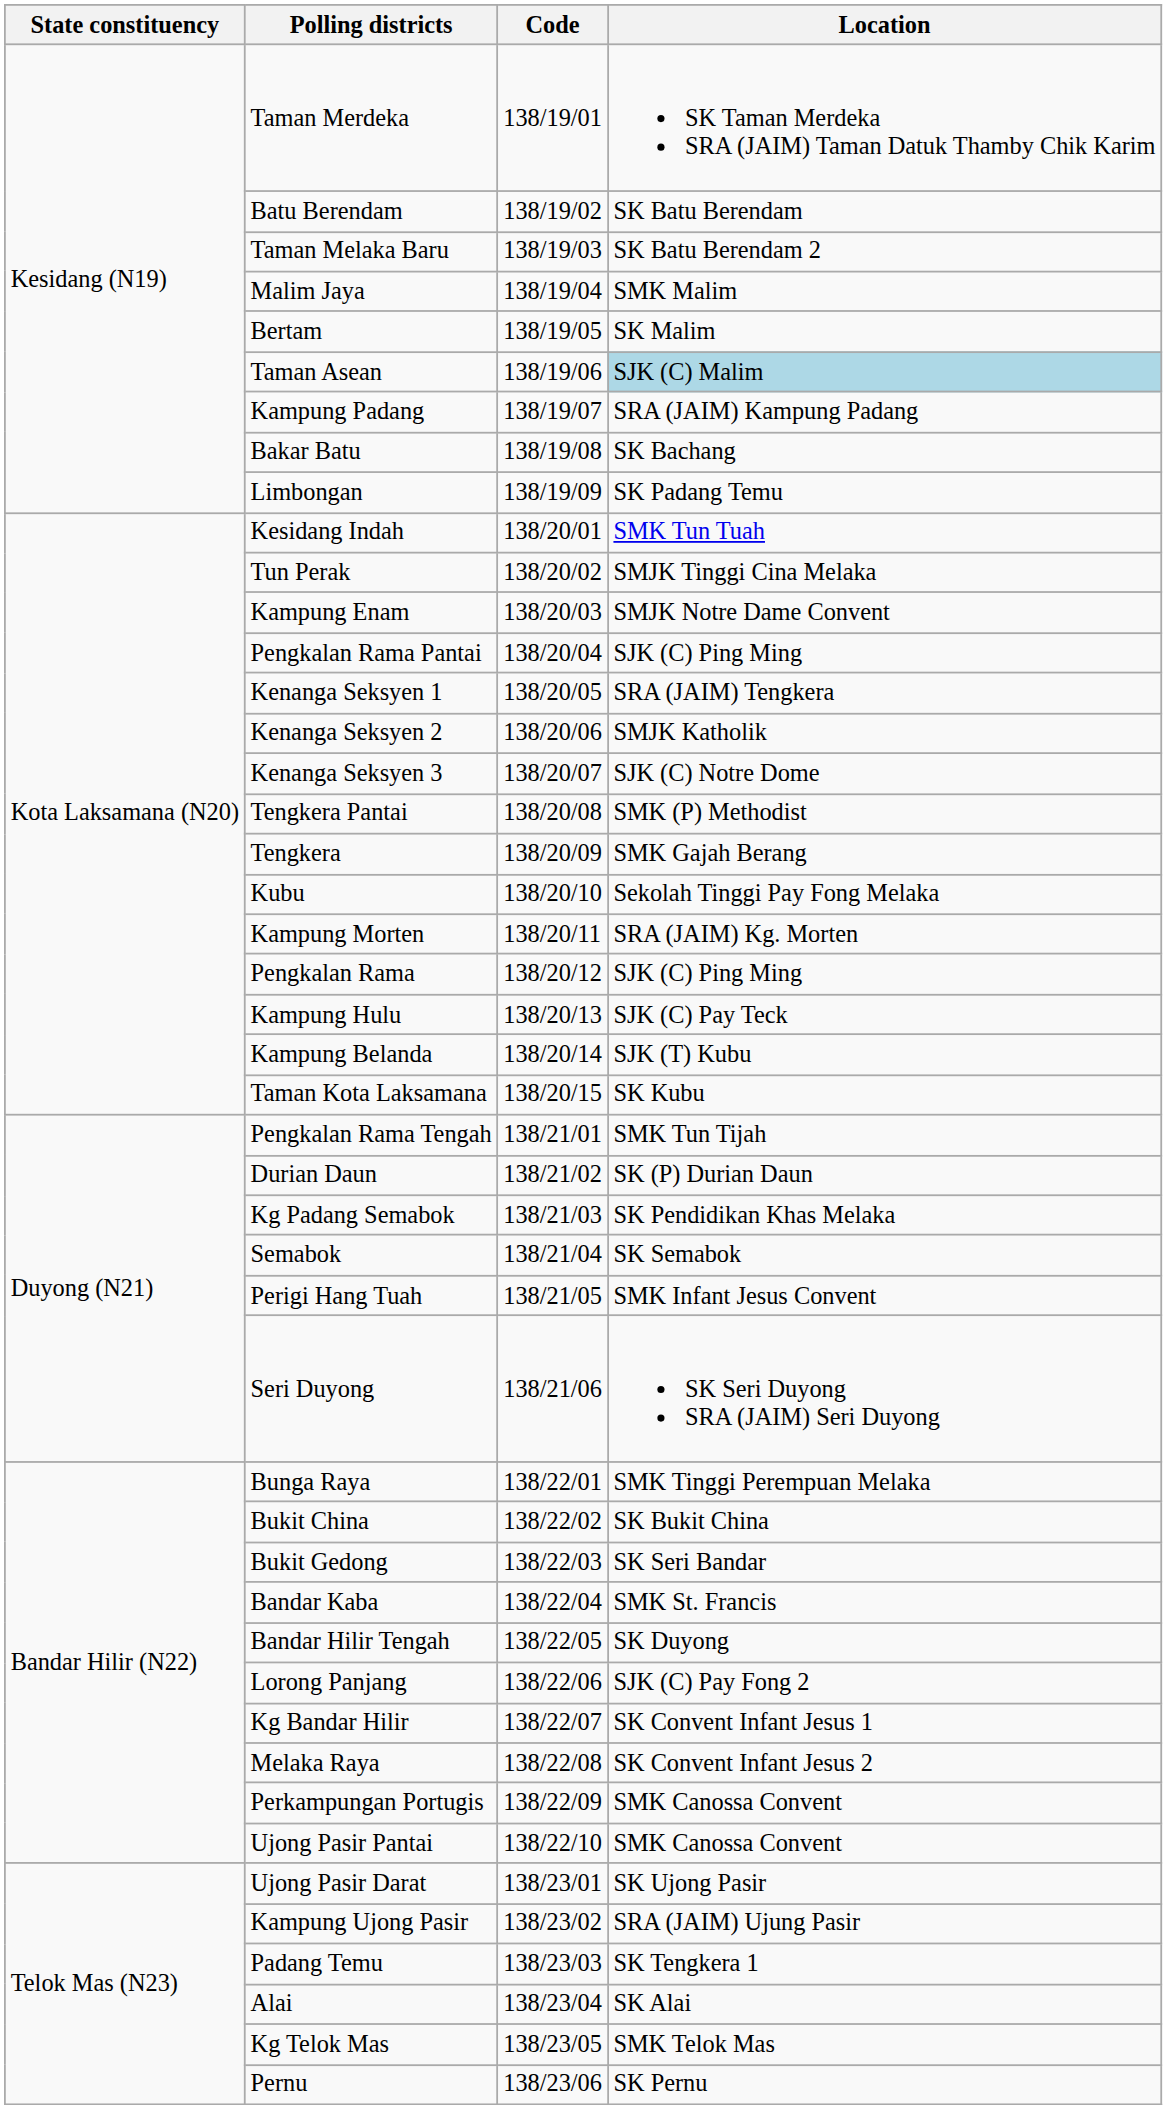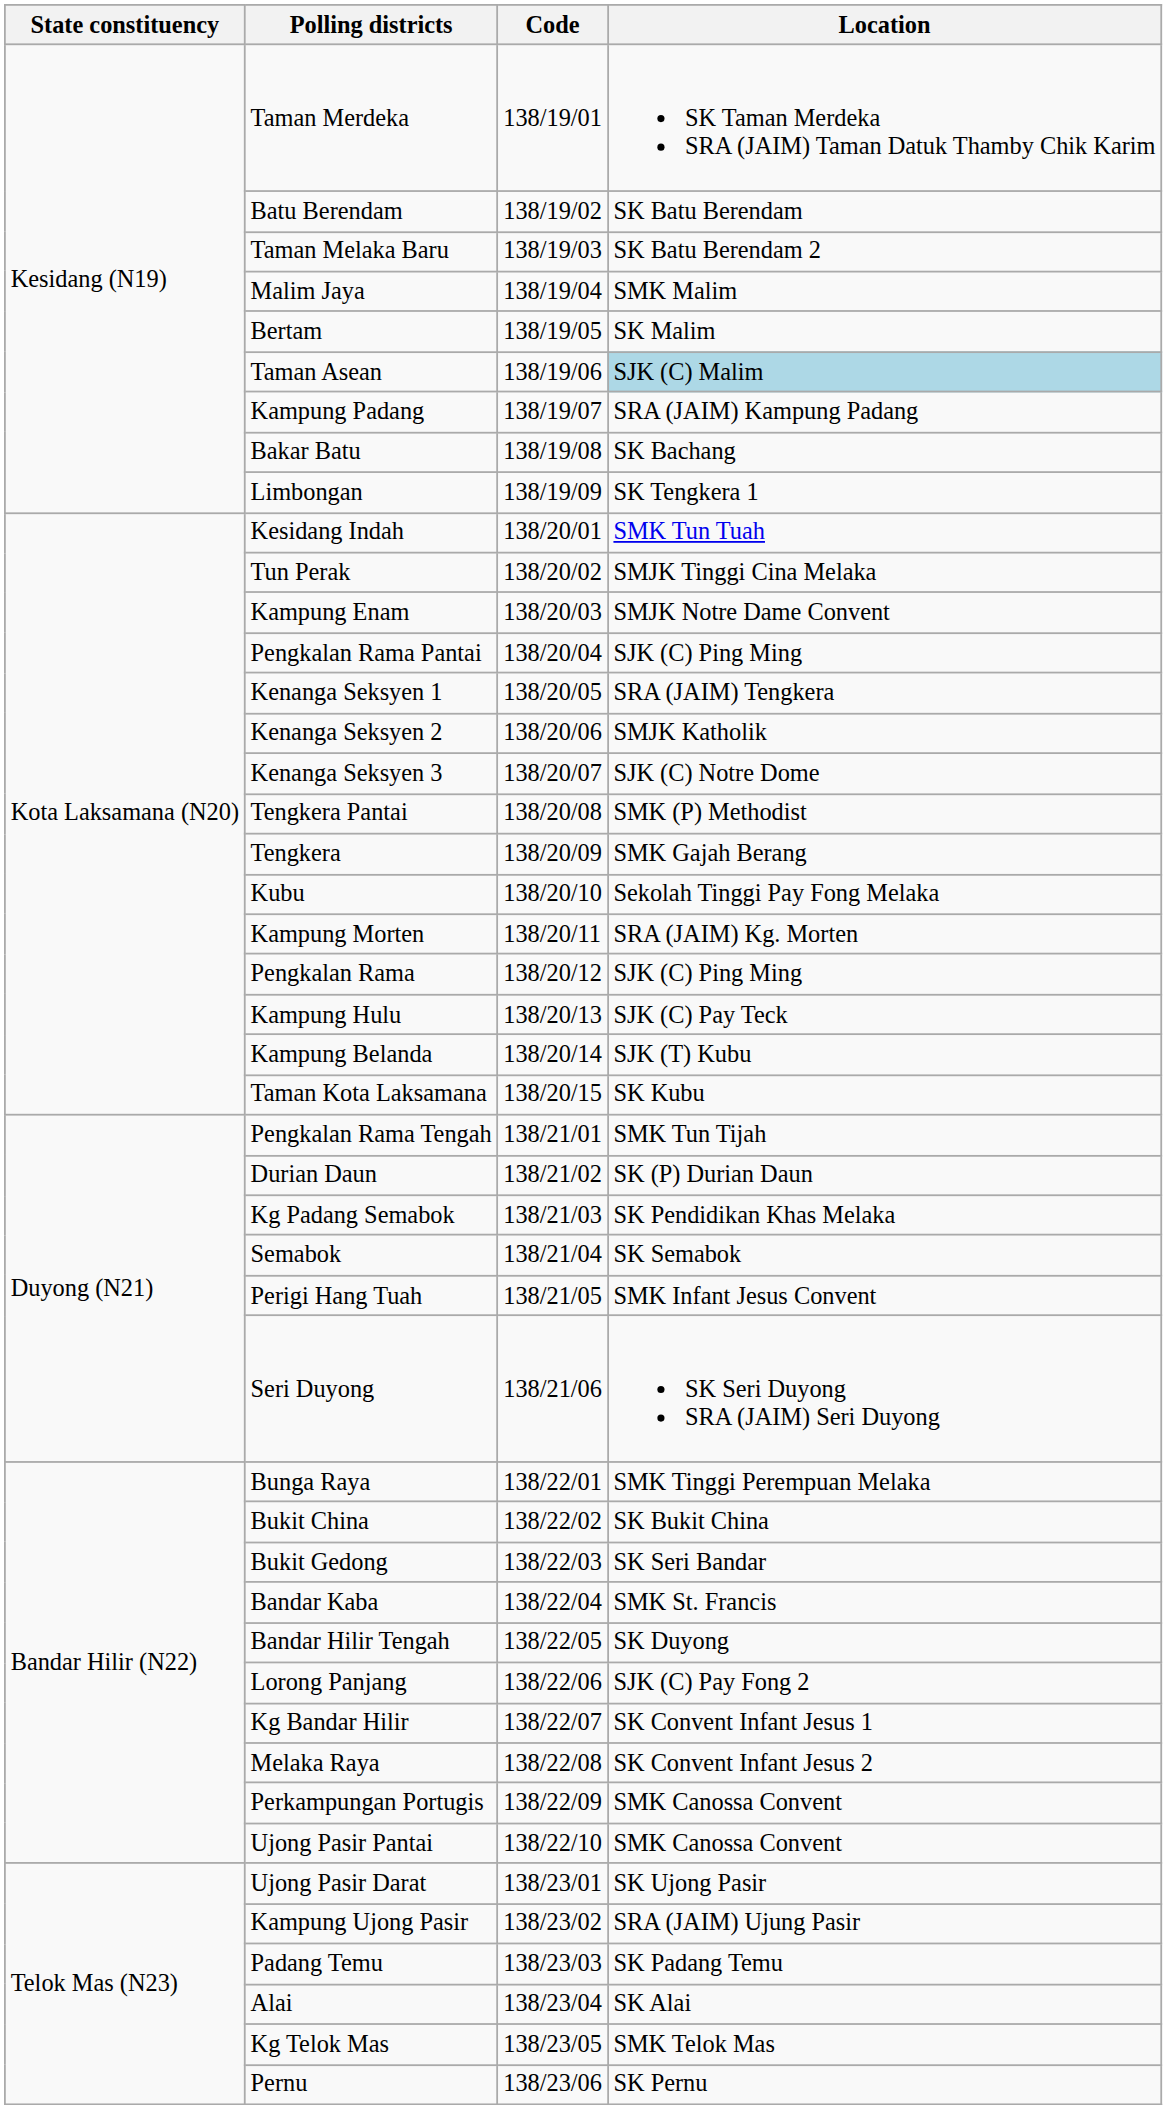(698, 491) SK Padang Temu -> (686, 491) SK Tengkera 1
(686, 1963) SK Tengkera 1 -> (698, 1963) SK Padang Temu
